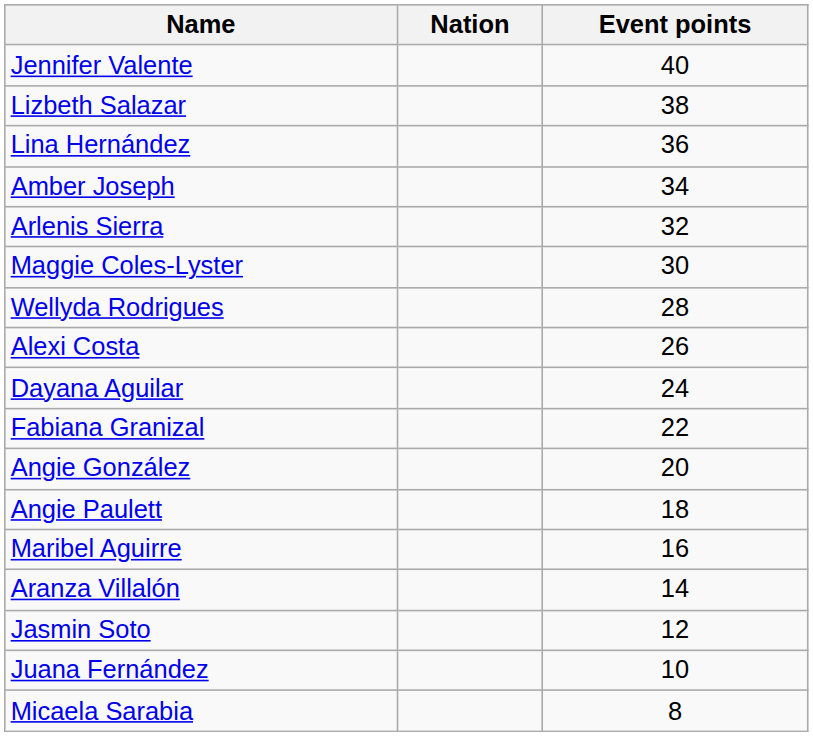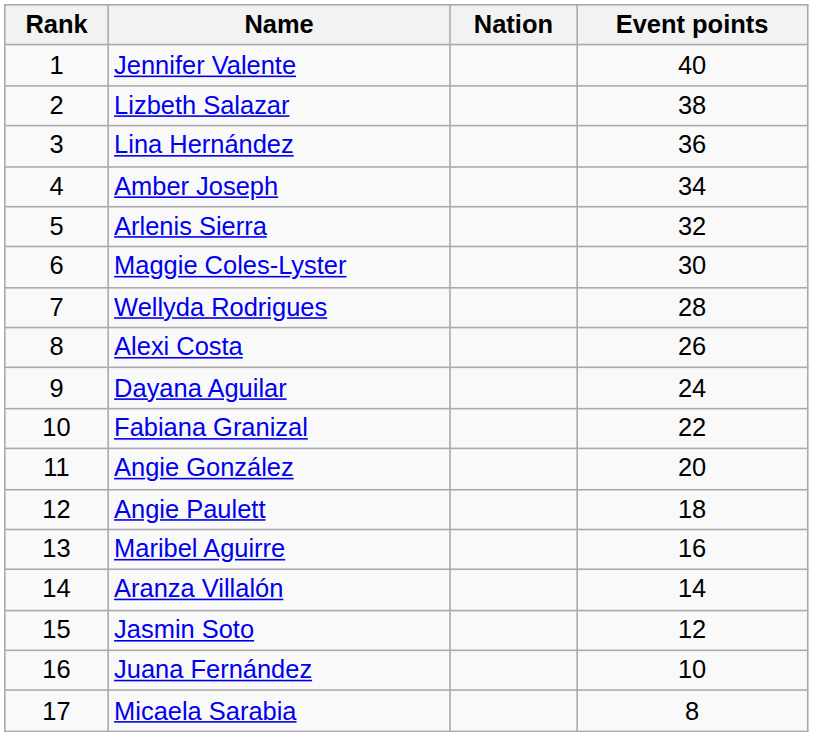+ column: (57, 24)
